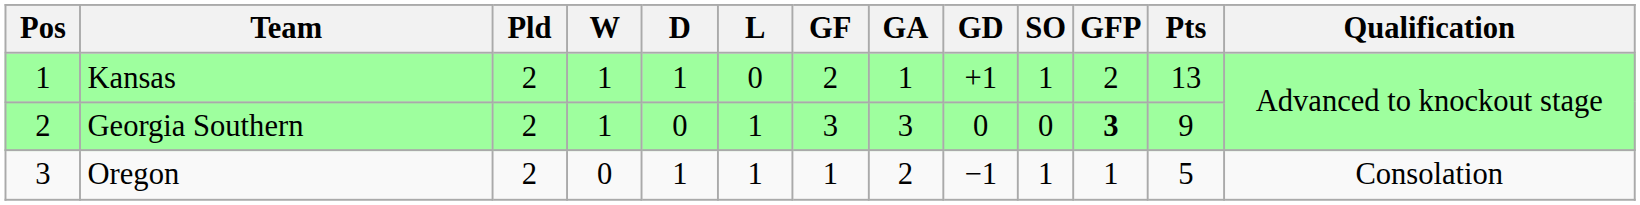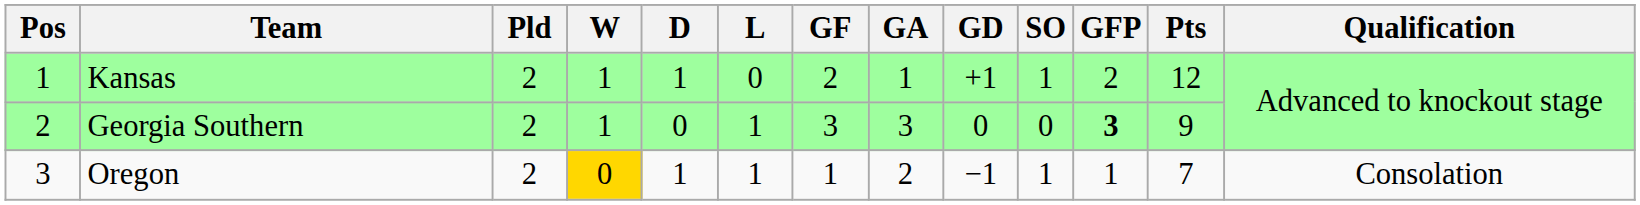(1186, 77) 13 -> (1186, 77) 12
(605, 174) no background -> (605, 174) gold background
(1186, 174) 5 -> (1186, 174) 7
